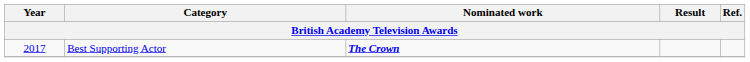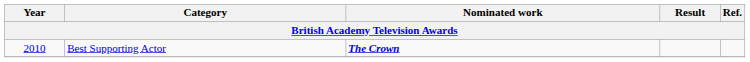(34, 48) 2017 -> (34, 48) 2010
